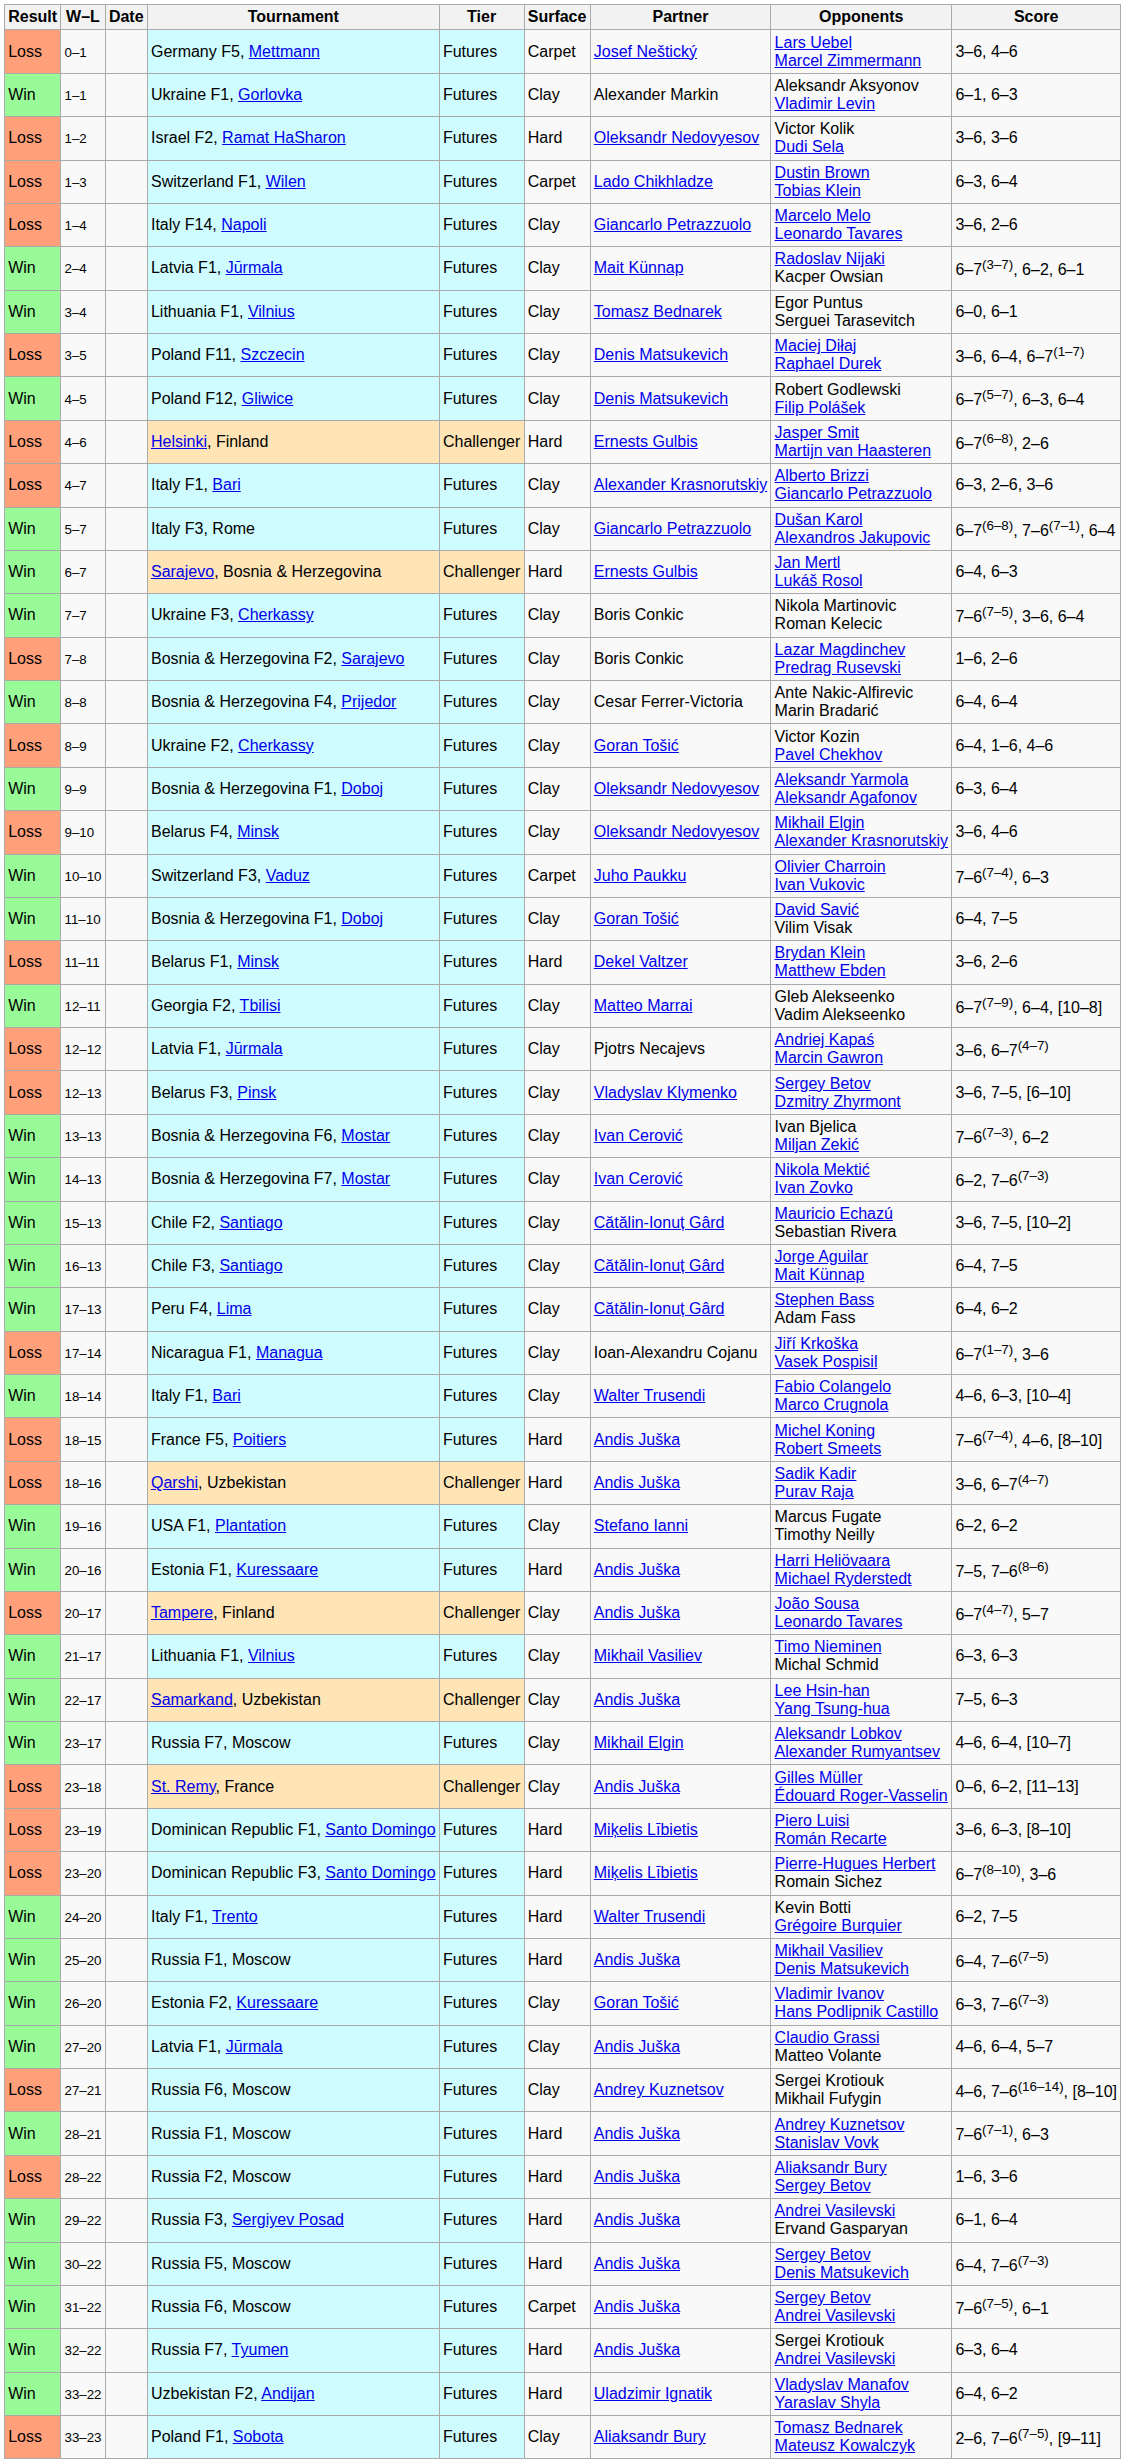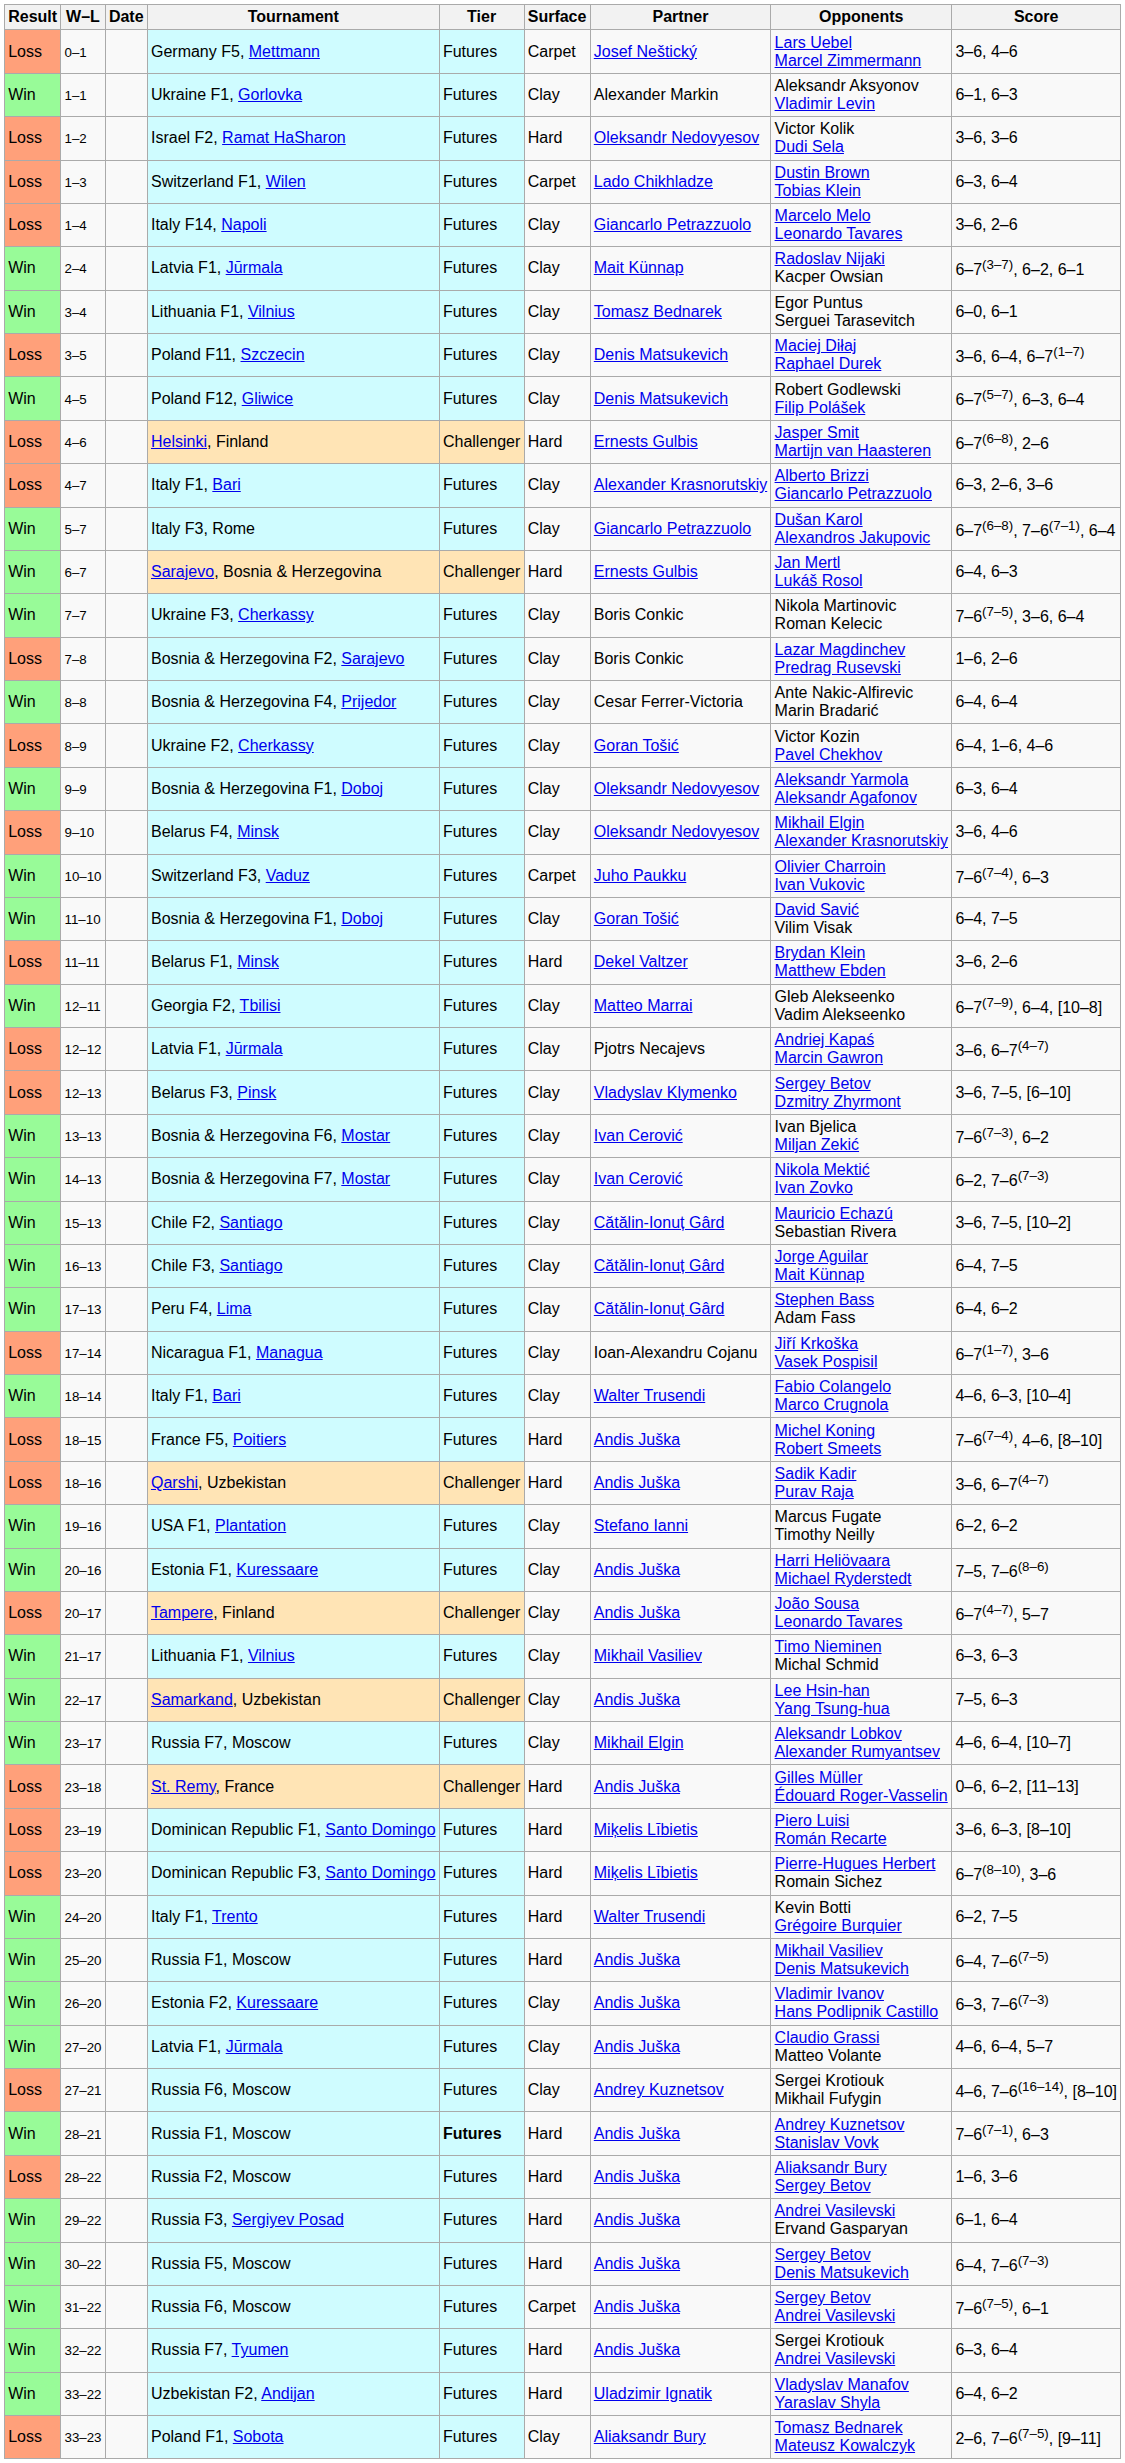(545, 1569) Hard -> (544, 1569) Clay
(544, 1786) Clay -> (545, 1786) Hard
(636, 2003) Goran Tošić -> (637, 2003) Andis Juška
(470, 2133) normal -> (472, 2133) bold
